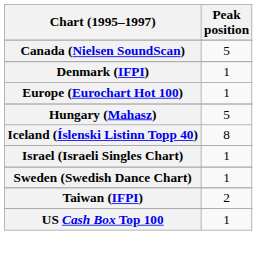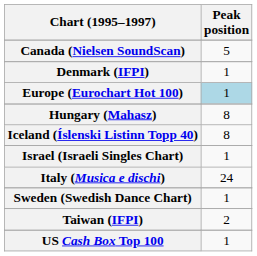(227, 93) no background -> (227, 93) lightblue background
(227, 114) 5 -> (227, 114) 8
+ row: (103, 177)
